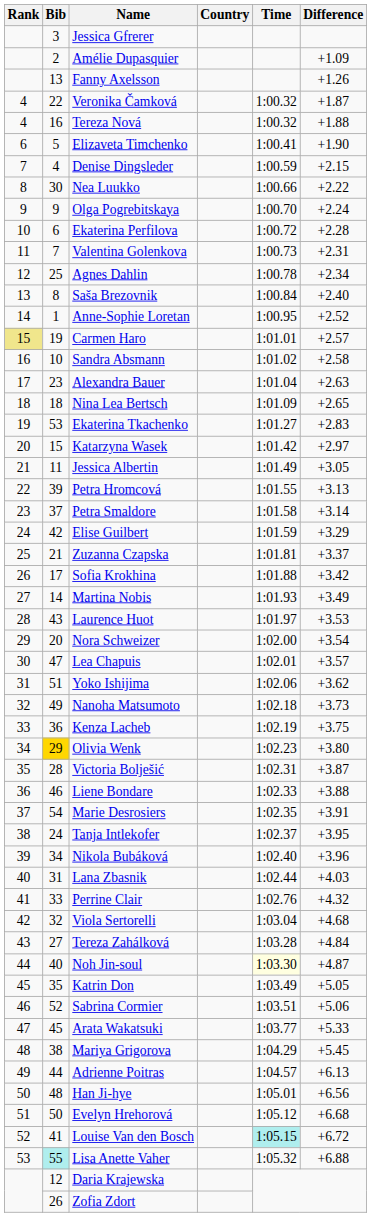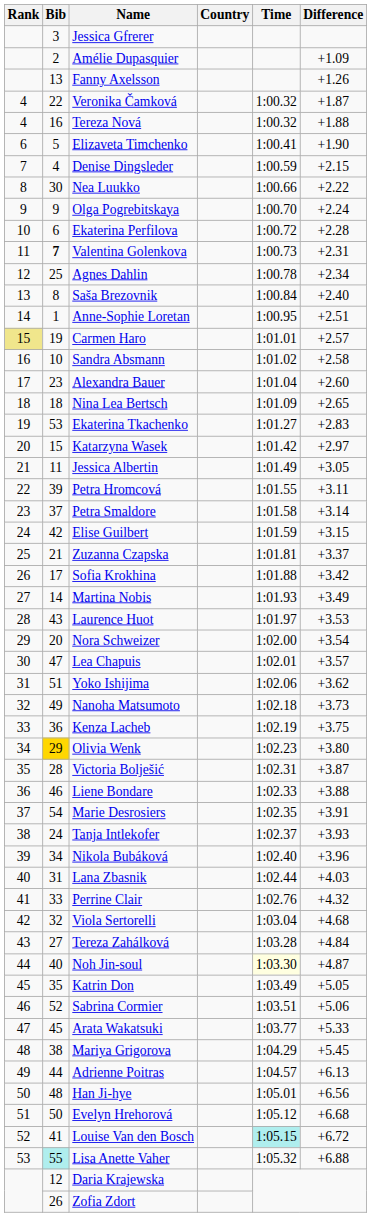(56, 252) normal -> (56, 252) bold
(333, 317) +2.52 -> (333, 317) +2.51
(333, 381) +2.63 -> (333, 381) +2.60
(333, 489) +3.13 -> (333, 489) +3.11
(333, 532) +3.29 -> (333, 532) +3.15
(333, 834) +3.95 -> (333, 834) +3.93
